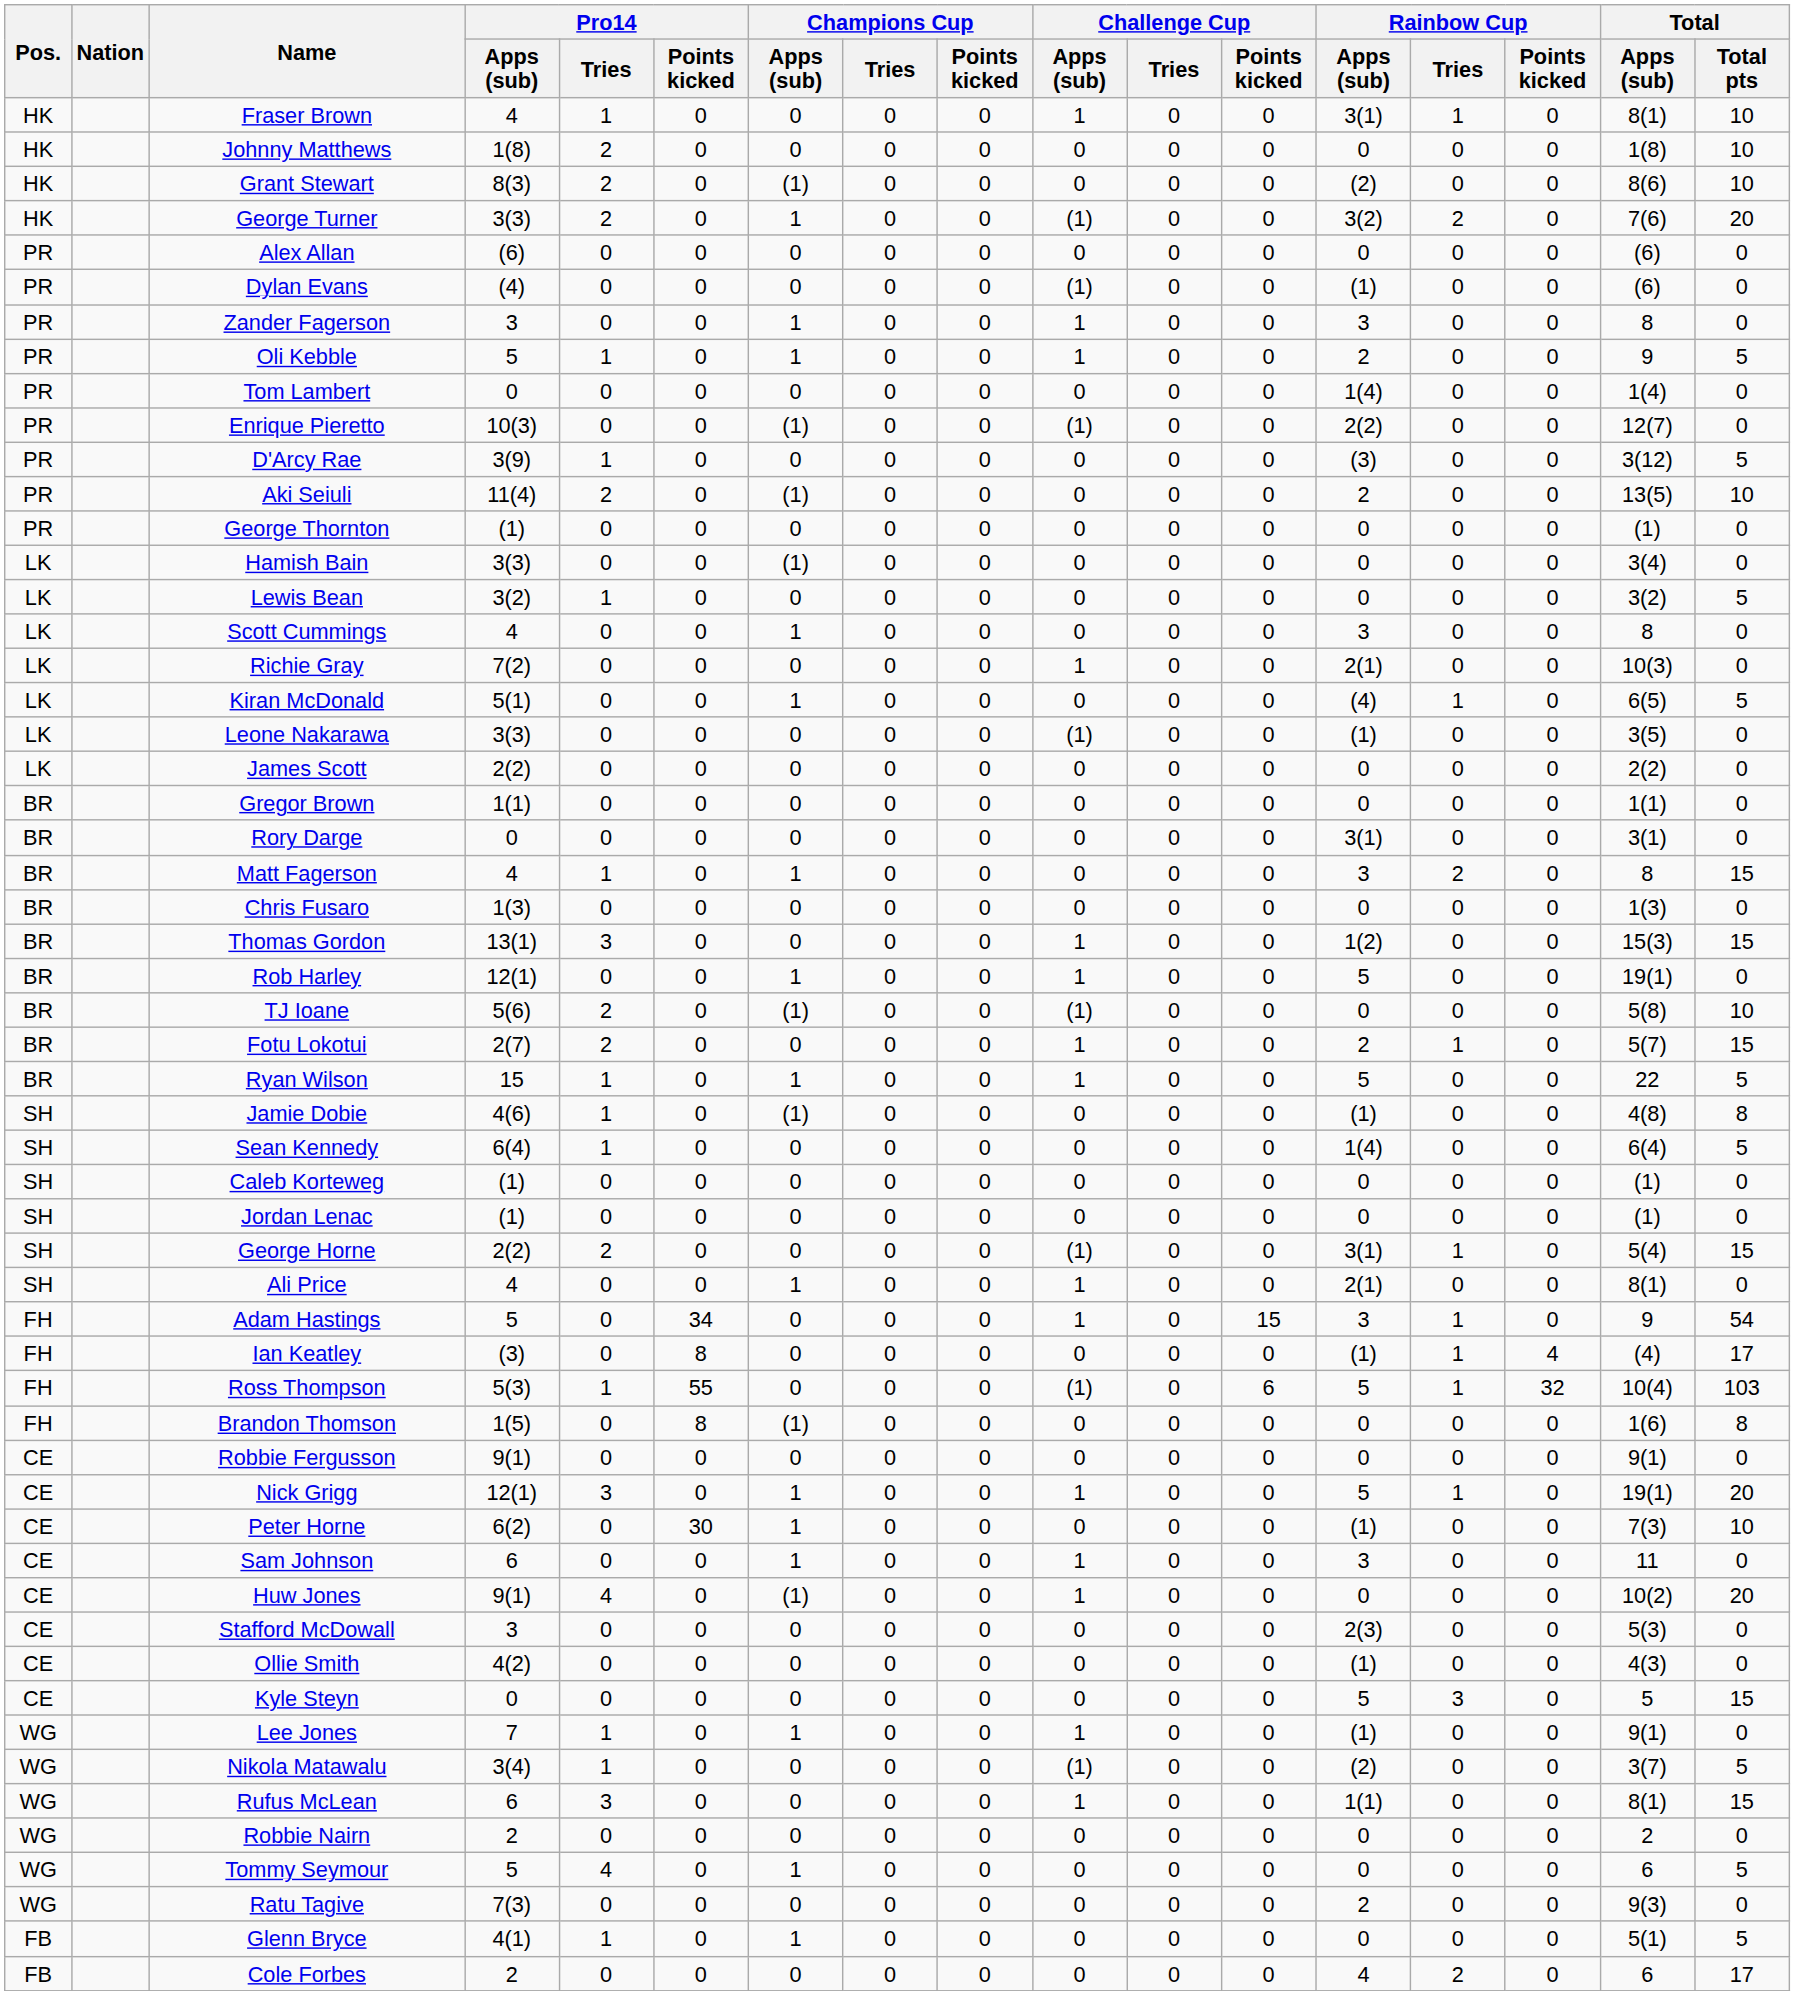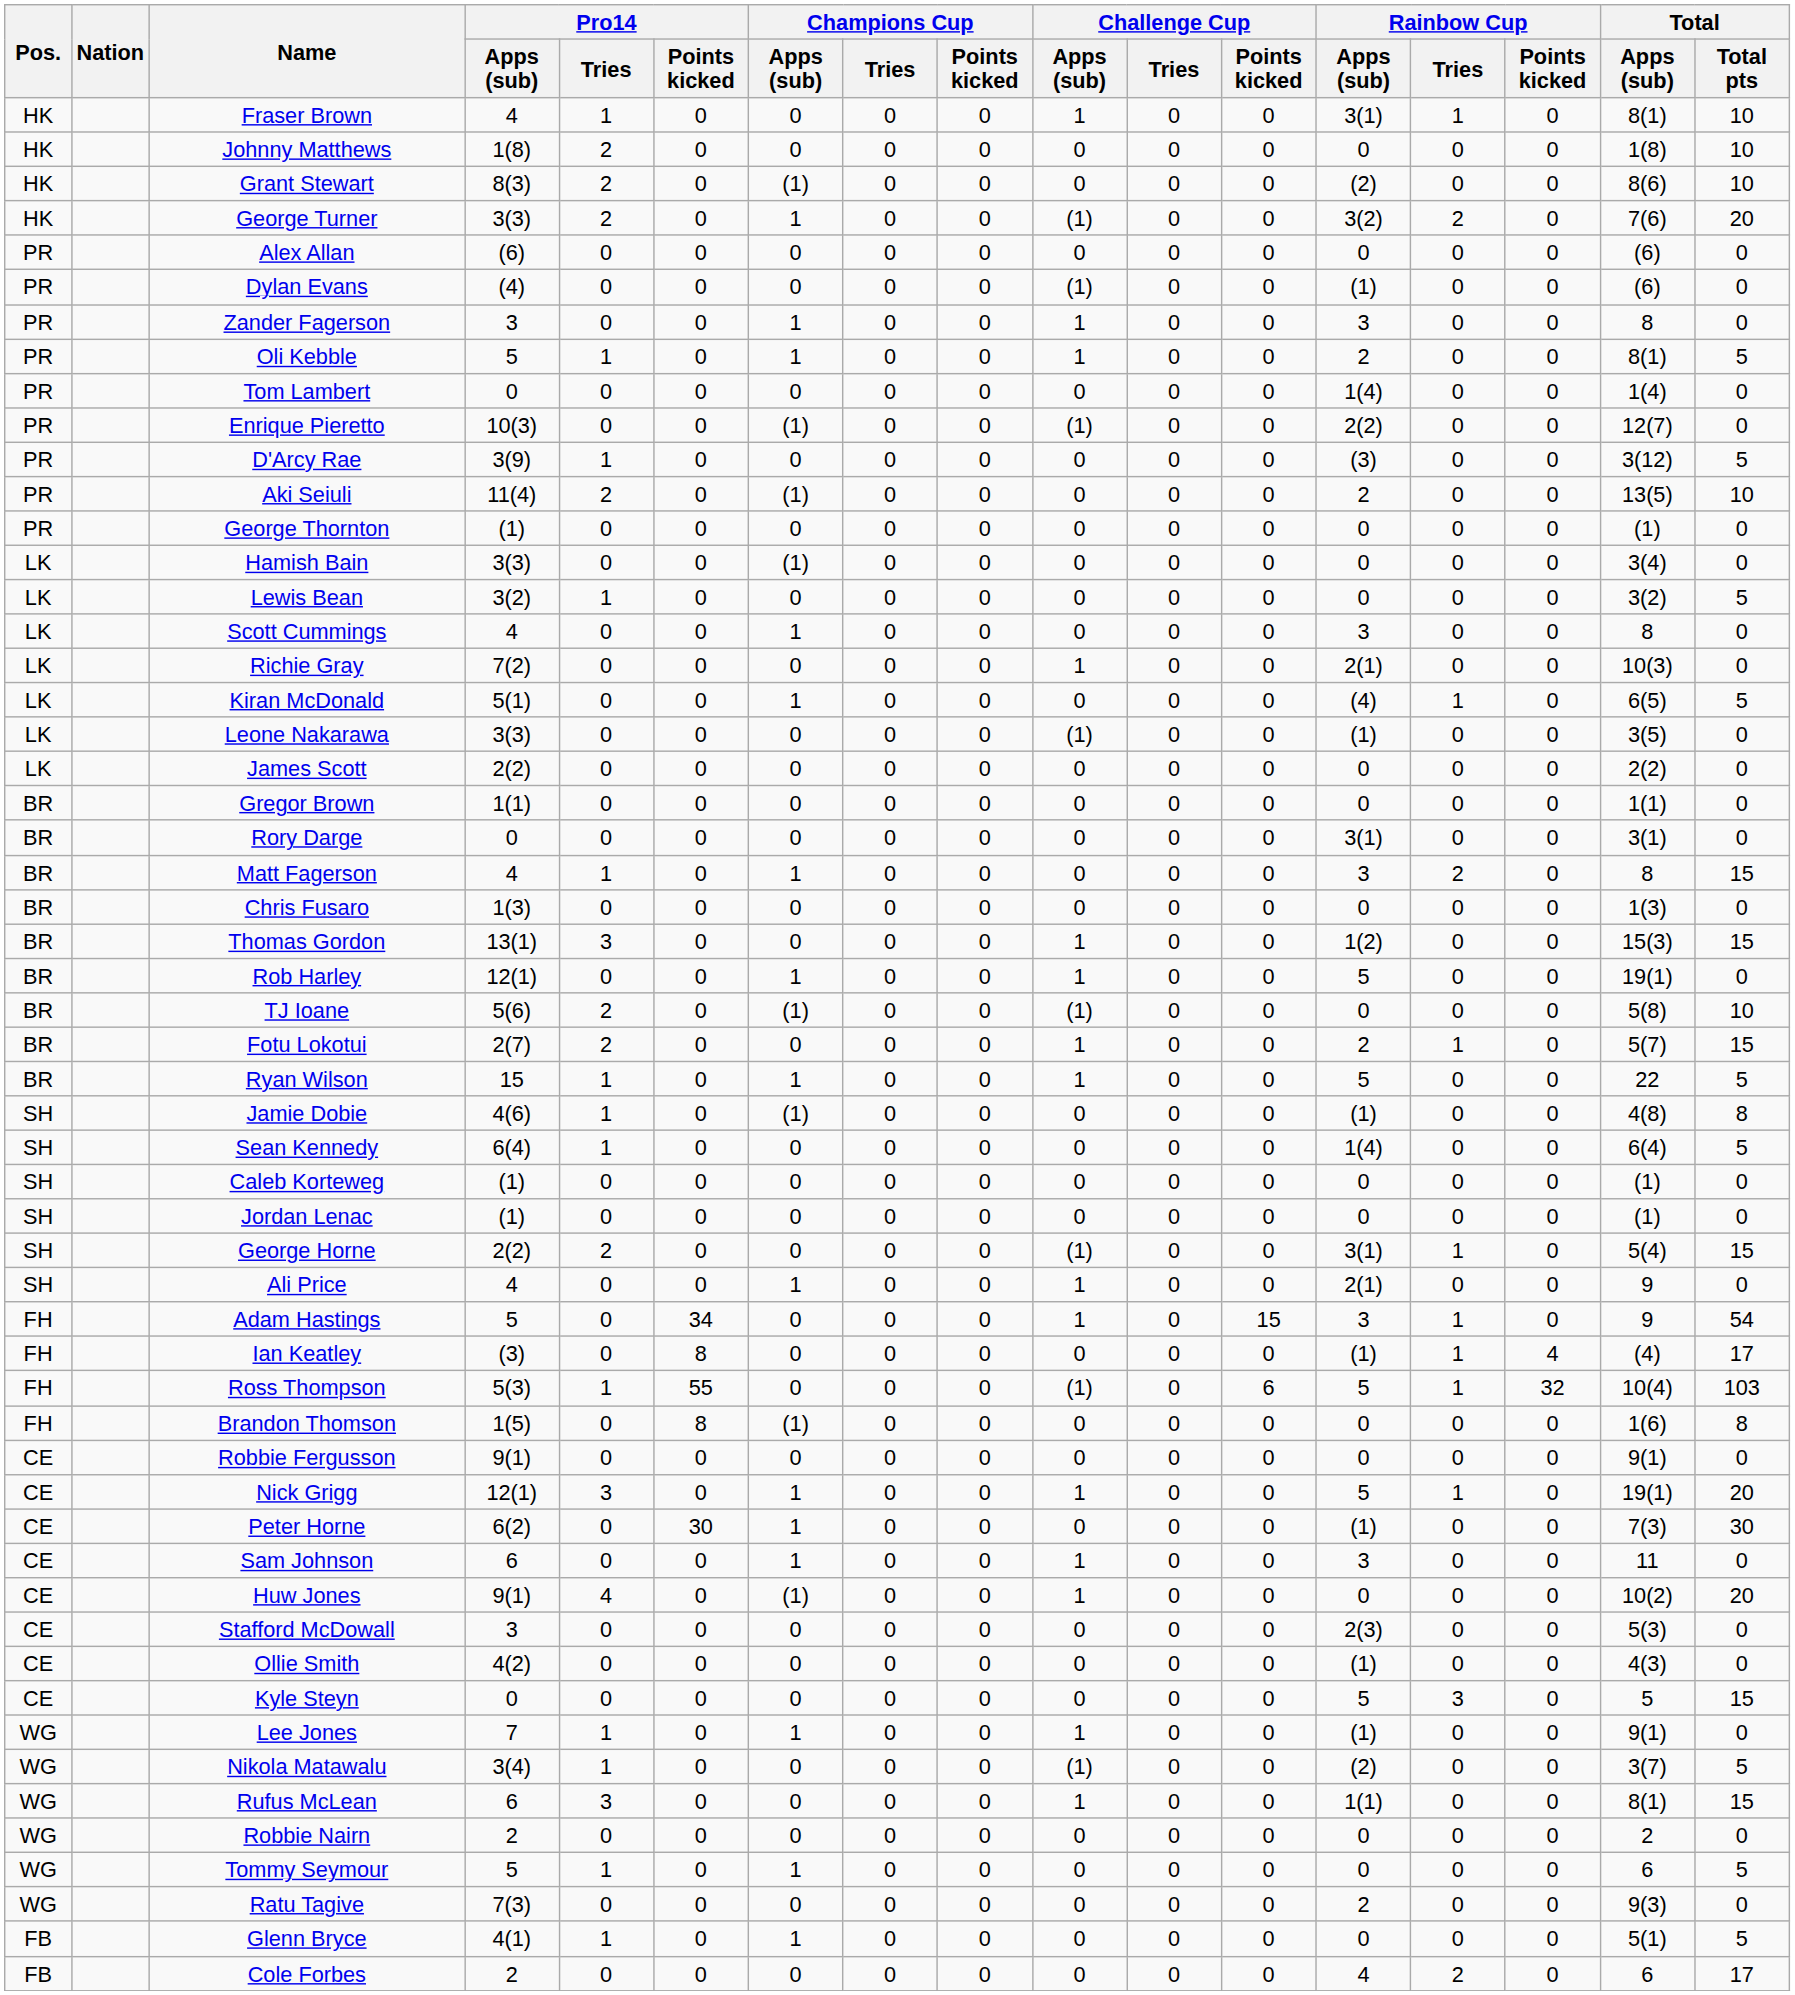(1647, 356) 9 -> (1647, 356) 8(1)
(1647, 1285) 8(1) -> (1647, 1285) 9
(1742, 1526) 10 -> (1742, 1526) 30
(606, 1870) 4 -> (606, 1870) 1
